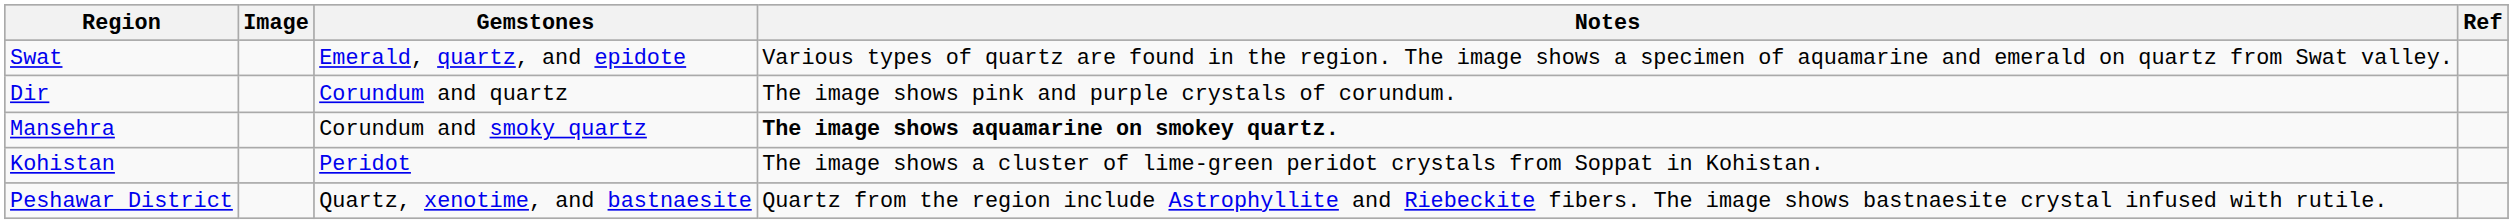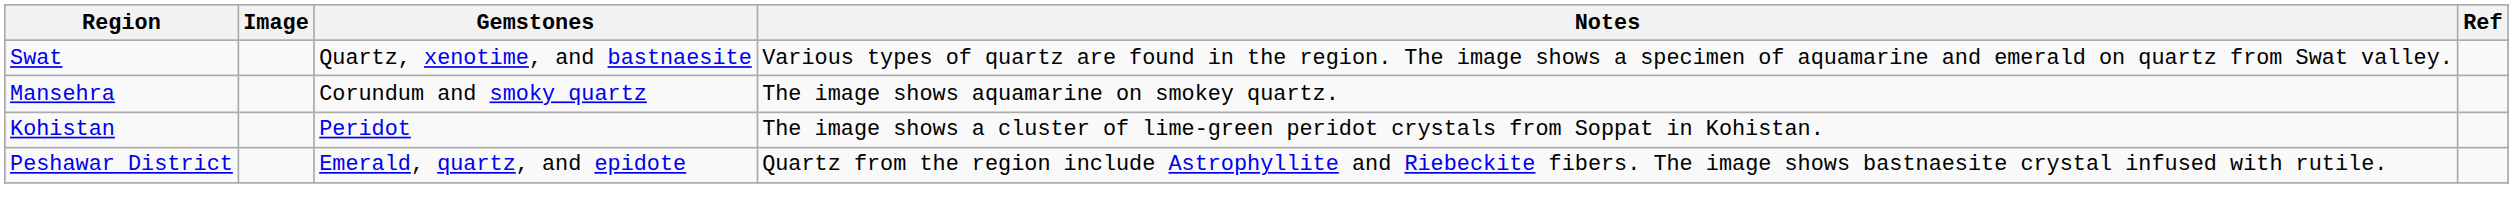(503, 58) Emerald, quartz, and epidote -> (535, 58) Quartz, xenotime, and bastnaesite
- row: (30, 94)
(1050, 129) bold -> (1050, 94) normal
(535, 201) Quartz, xenotime, and bastnaesite -> (503, 165) Emerald, quartz, and epidote
